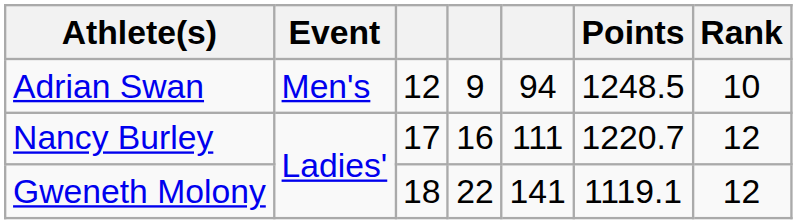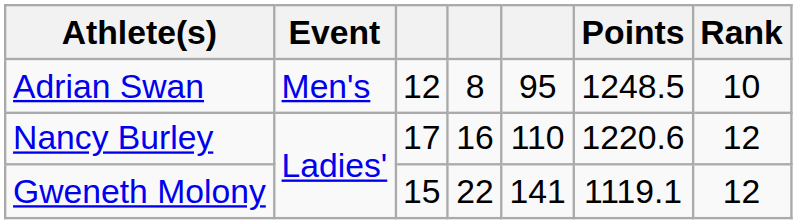(475, 85) 9 -> (475, 85) 8
(538, 85) 94 -> (538, 85) 95
(538, 139) 111 -> (538, 139) 110
(633, 139) 1220.7 -> (633, 139) 1220.6
(422, 192) 18 -> (422, 192) 15
